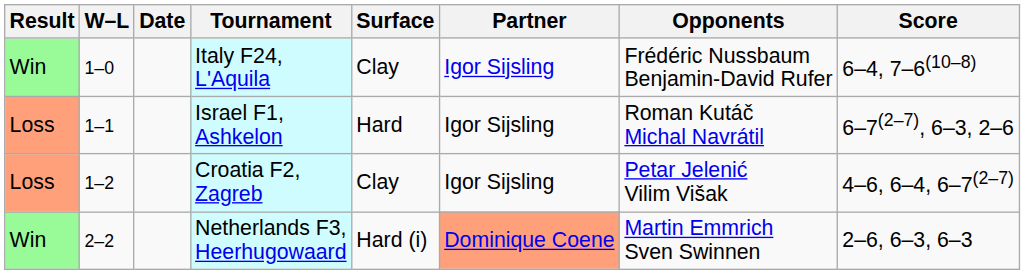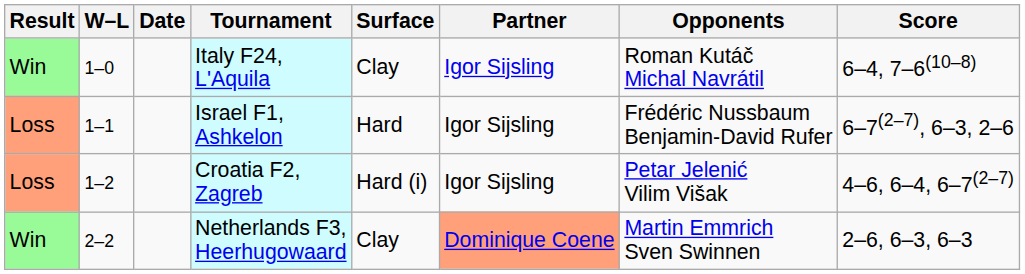(728, 67) Frédéric Nussbaum Benjamin-David Rufer -> (694, 67) Roman Kutáč Michal Navrátil
(694, 124) Roman Kutáč Michal Navrátil -> (728, 124) Frédéric Nussbaum Benjamin-David Rufer
(378, 182) Clay -> (392, 182) Hard (i)
(392, 240) Hard (i) -> (378, 240) Clay
